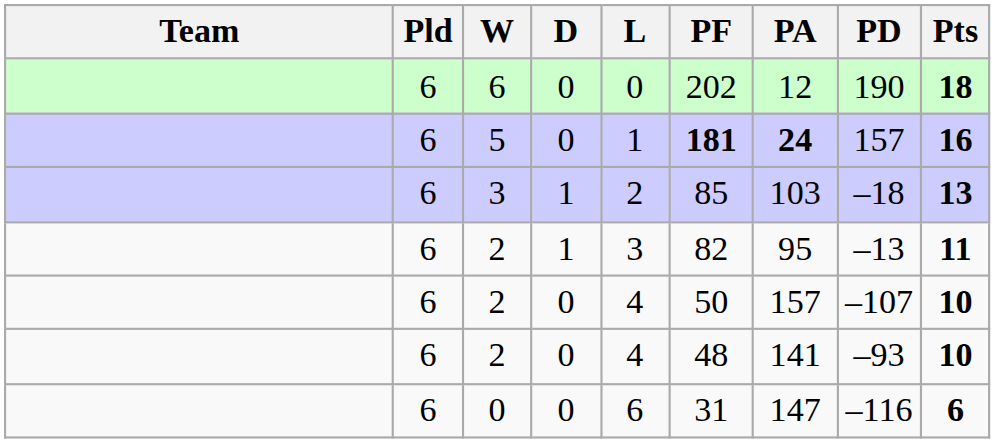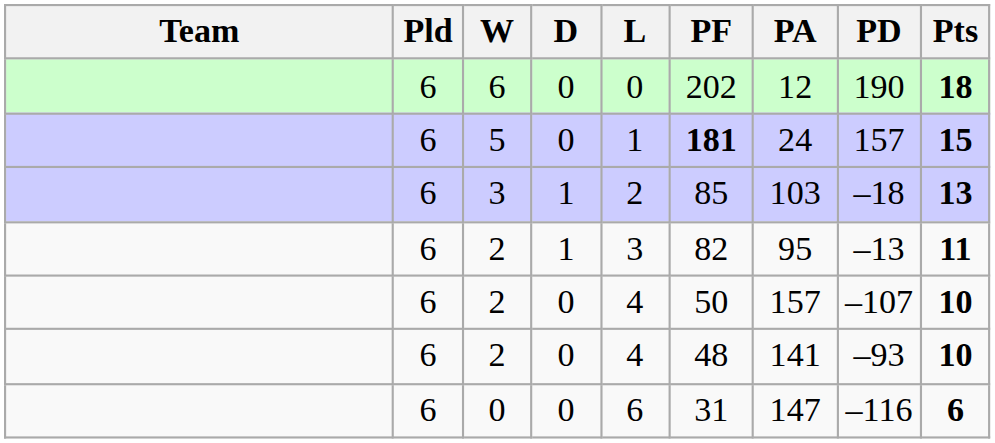(795, 139) bold -> (795, 139) normal
(955, 139) 16 -> (955, 139) 15
